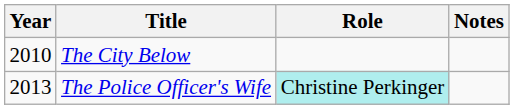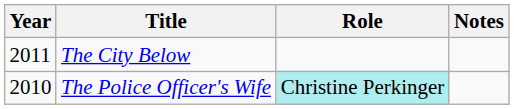(30, 54) 2010 -> (30, 54) 2011
(30, 87) 2013 -> (30, 87) 2010
